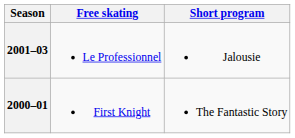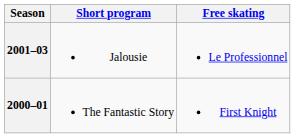columns swapped: (227, 13) <-> (107, 13)
